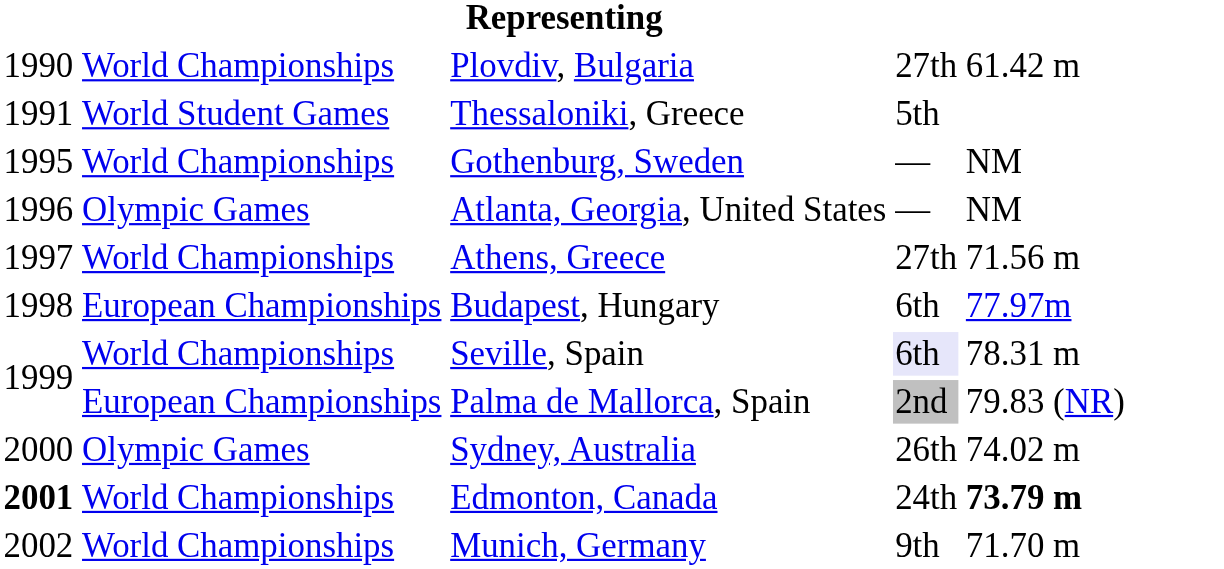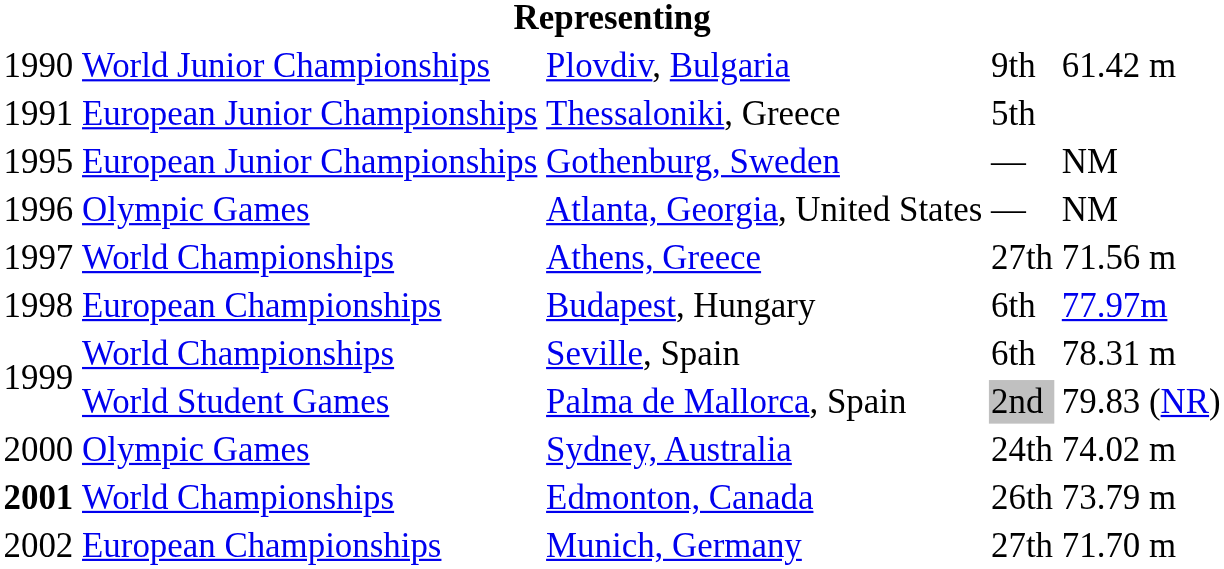(238, 65) World Championships -> (286, 65) World Junior Championships
(926, 65) 27th -> (1013, 65) 9th
(236, 113) World Student Games -> (310, 113) European Junior Championships
(238, 161) World Championships -> (310, 161) European Junior Championships
(917, 353) lavender background -> (1013, 353) no background
(262, 401) European Championships -> (236, 401) World Student Games
(926, 449) 26th -> (1022, 449) 24th
(926, 497) 24th -> (1022, 497) 26th
(1024, 497) bold -> (1119, 497) normal
(238, 545) World Championships -> (262, 545) European Championships
(917, 545) 9th -> (1022, 545) 27th
